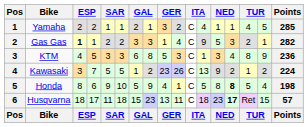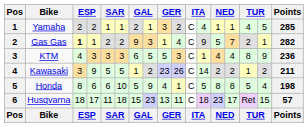(136, 41) 3 -> (136, 41) 9
(232, 41) 3 -> (232, 41) 7
(94, 56) 5 -> (94, 56) 3
(150, 56) 8 -> (150, 56) 5
(218, 56) 3 -> (218, 56) 4
(94, 71) 7 -> (94, 71) 9
(204, 71) 13 -> (204, 71) 14
(218, 71) 9 -> (218, 71) 2
(288, 71) 224 -> (288, 71) 211
(108, 85) 9 -> (108, 85) 6
(232, 85) bold -> (232, 85) normal
(232, 100) bold -> (232, 100) normal
